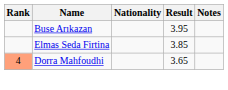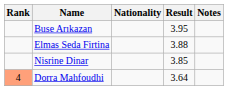(179, 45) 3.85 -> (179, 45) 3.88
+ row: (61, 61)
(179, 61) 3.65 -> (179, 77) 3.64
